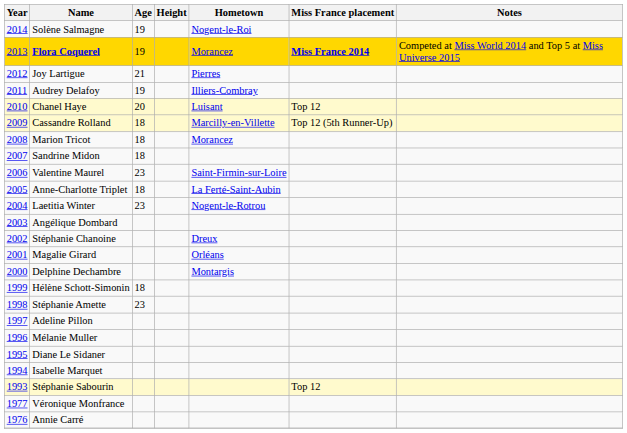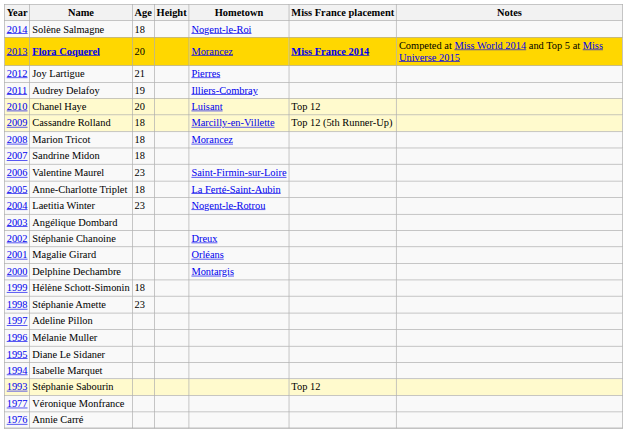(140, 29) 19 -> (140, 29) 18
(140, 51) 19 -> (140, 51) 20
